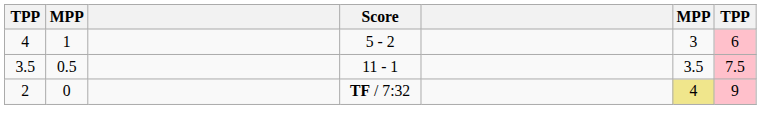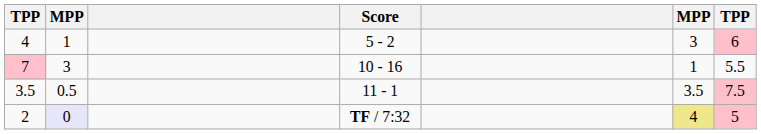+ row: (25, 66)
(67, 91) no background -> (67, 116) lavender background
(735, 91) 9 -> (735, 116) 5
